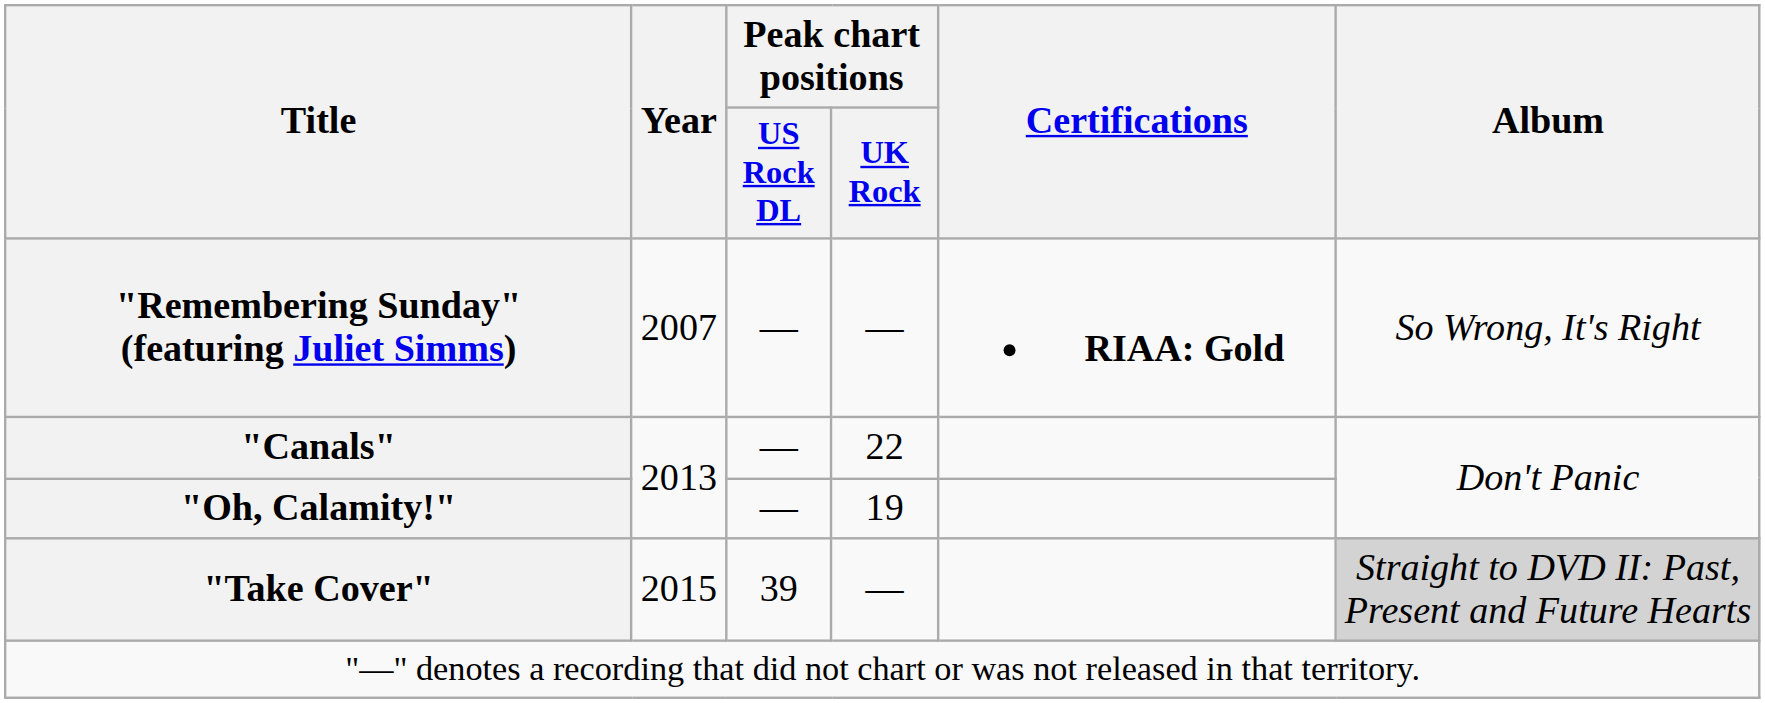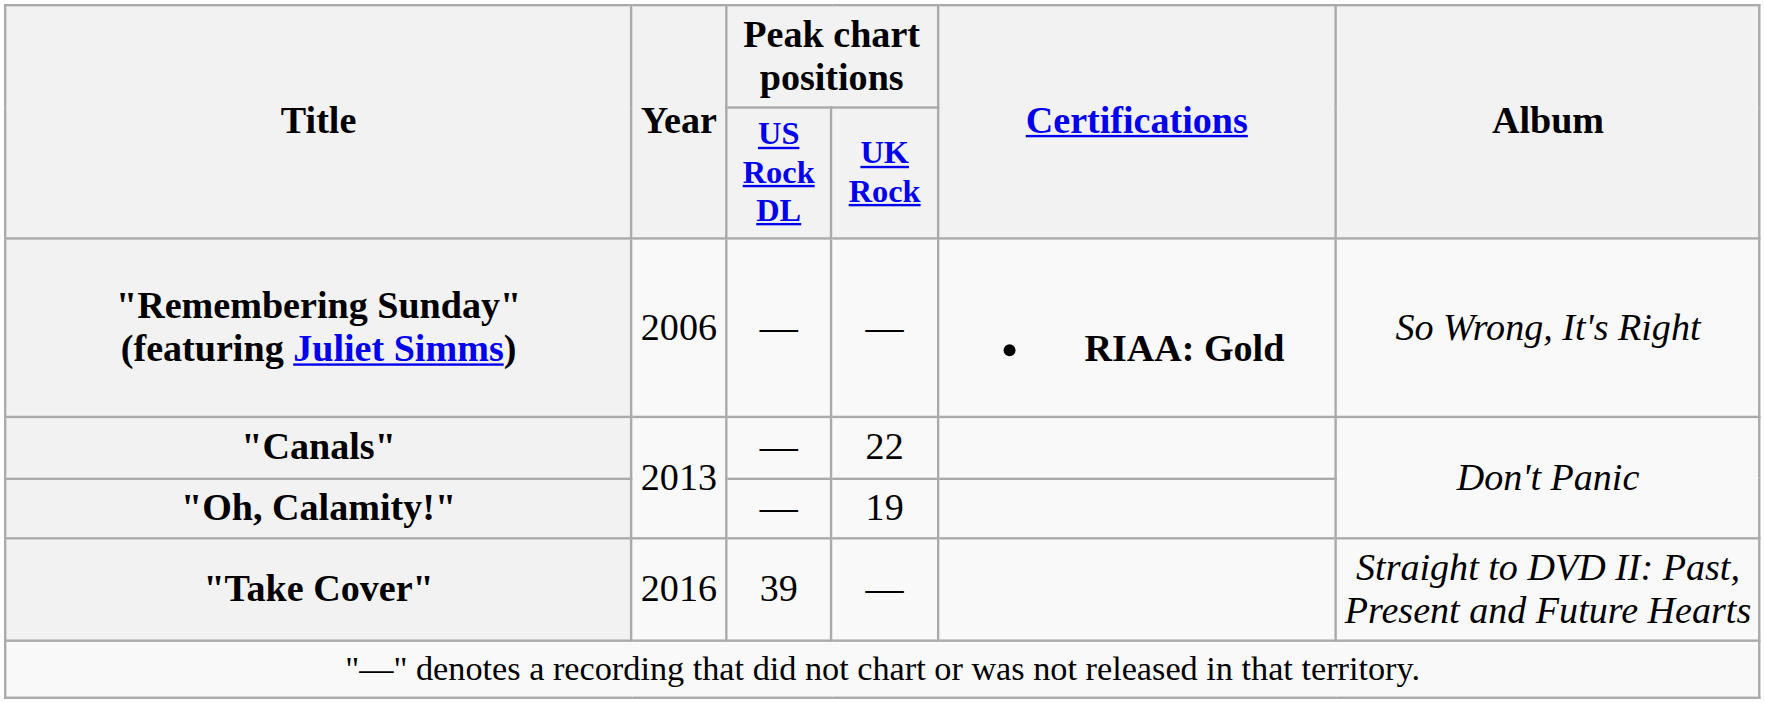(679, 326) 2007 -> (679, 326) 2006
(679, 589) 2015 -> (679, 589) 2016
(1548, 589) lightgrey background -> (1548, 589) no background
